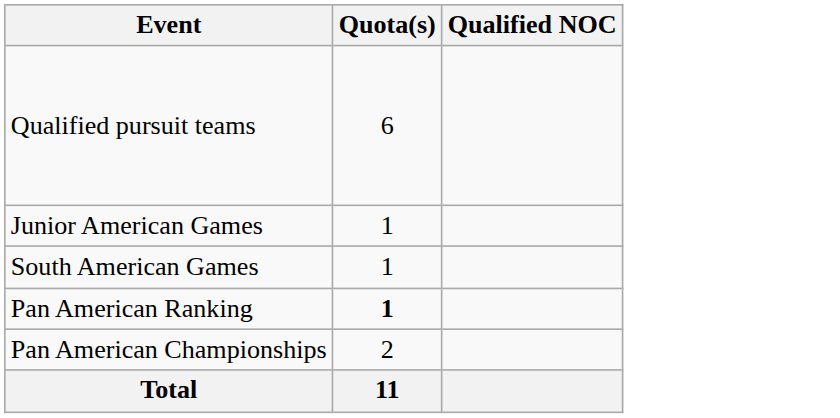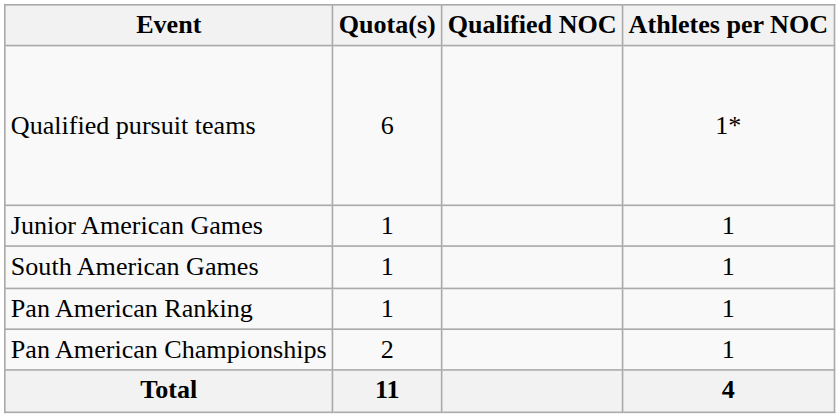+ column: (728, 25)
(387, 307) bold -> (387, 307) normal
